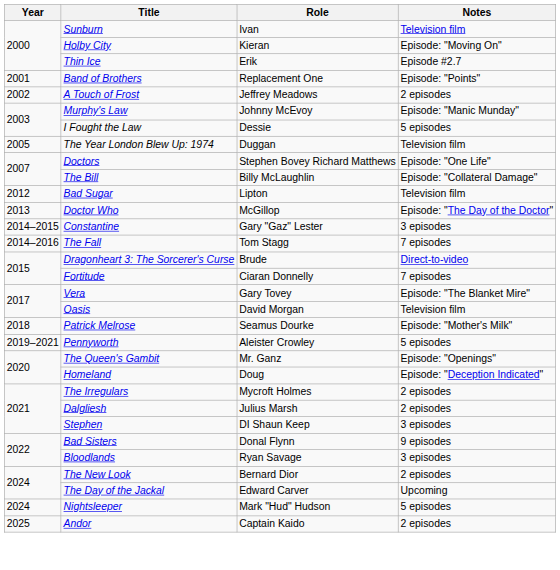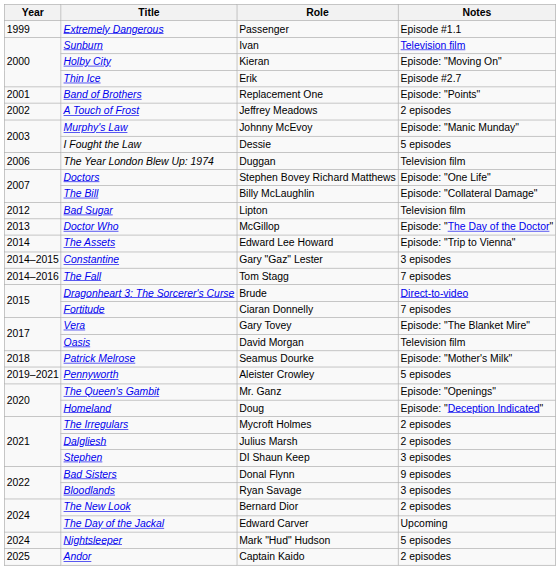+ row: (114, 29)
(18, 144) 2005 -> (18, 161) 2006
+ row: (89, 243)
